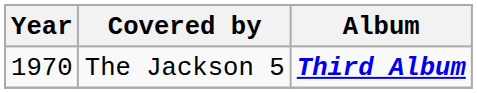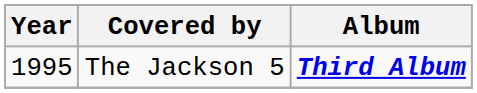(42, 68) 1970 -> (42, 68) 1995
